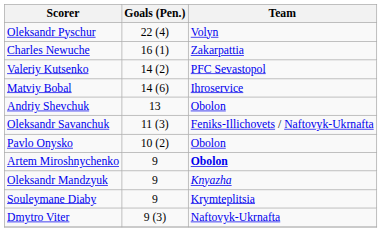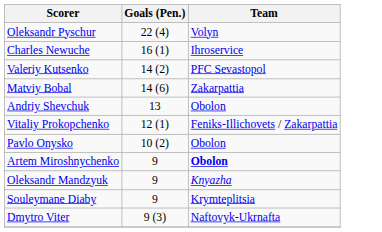(217, 50) Zakarpattia -> (217, 50) Ihroservice
(217, 87) Ihroservice -> (217, 87) Zakarpattia
+ row: (58, 124)
- row: (58, 124)
